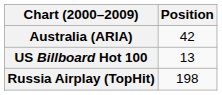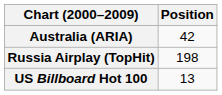rows swapped: (81, 79) <-> (81, 57)
